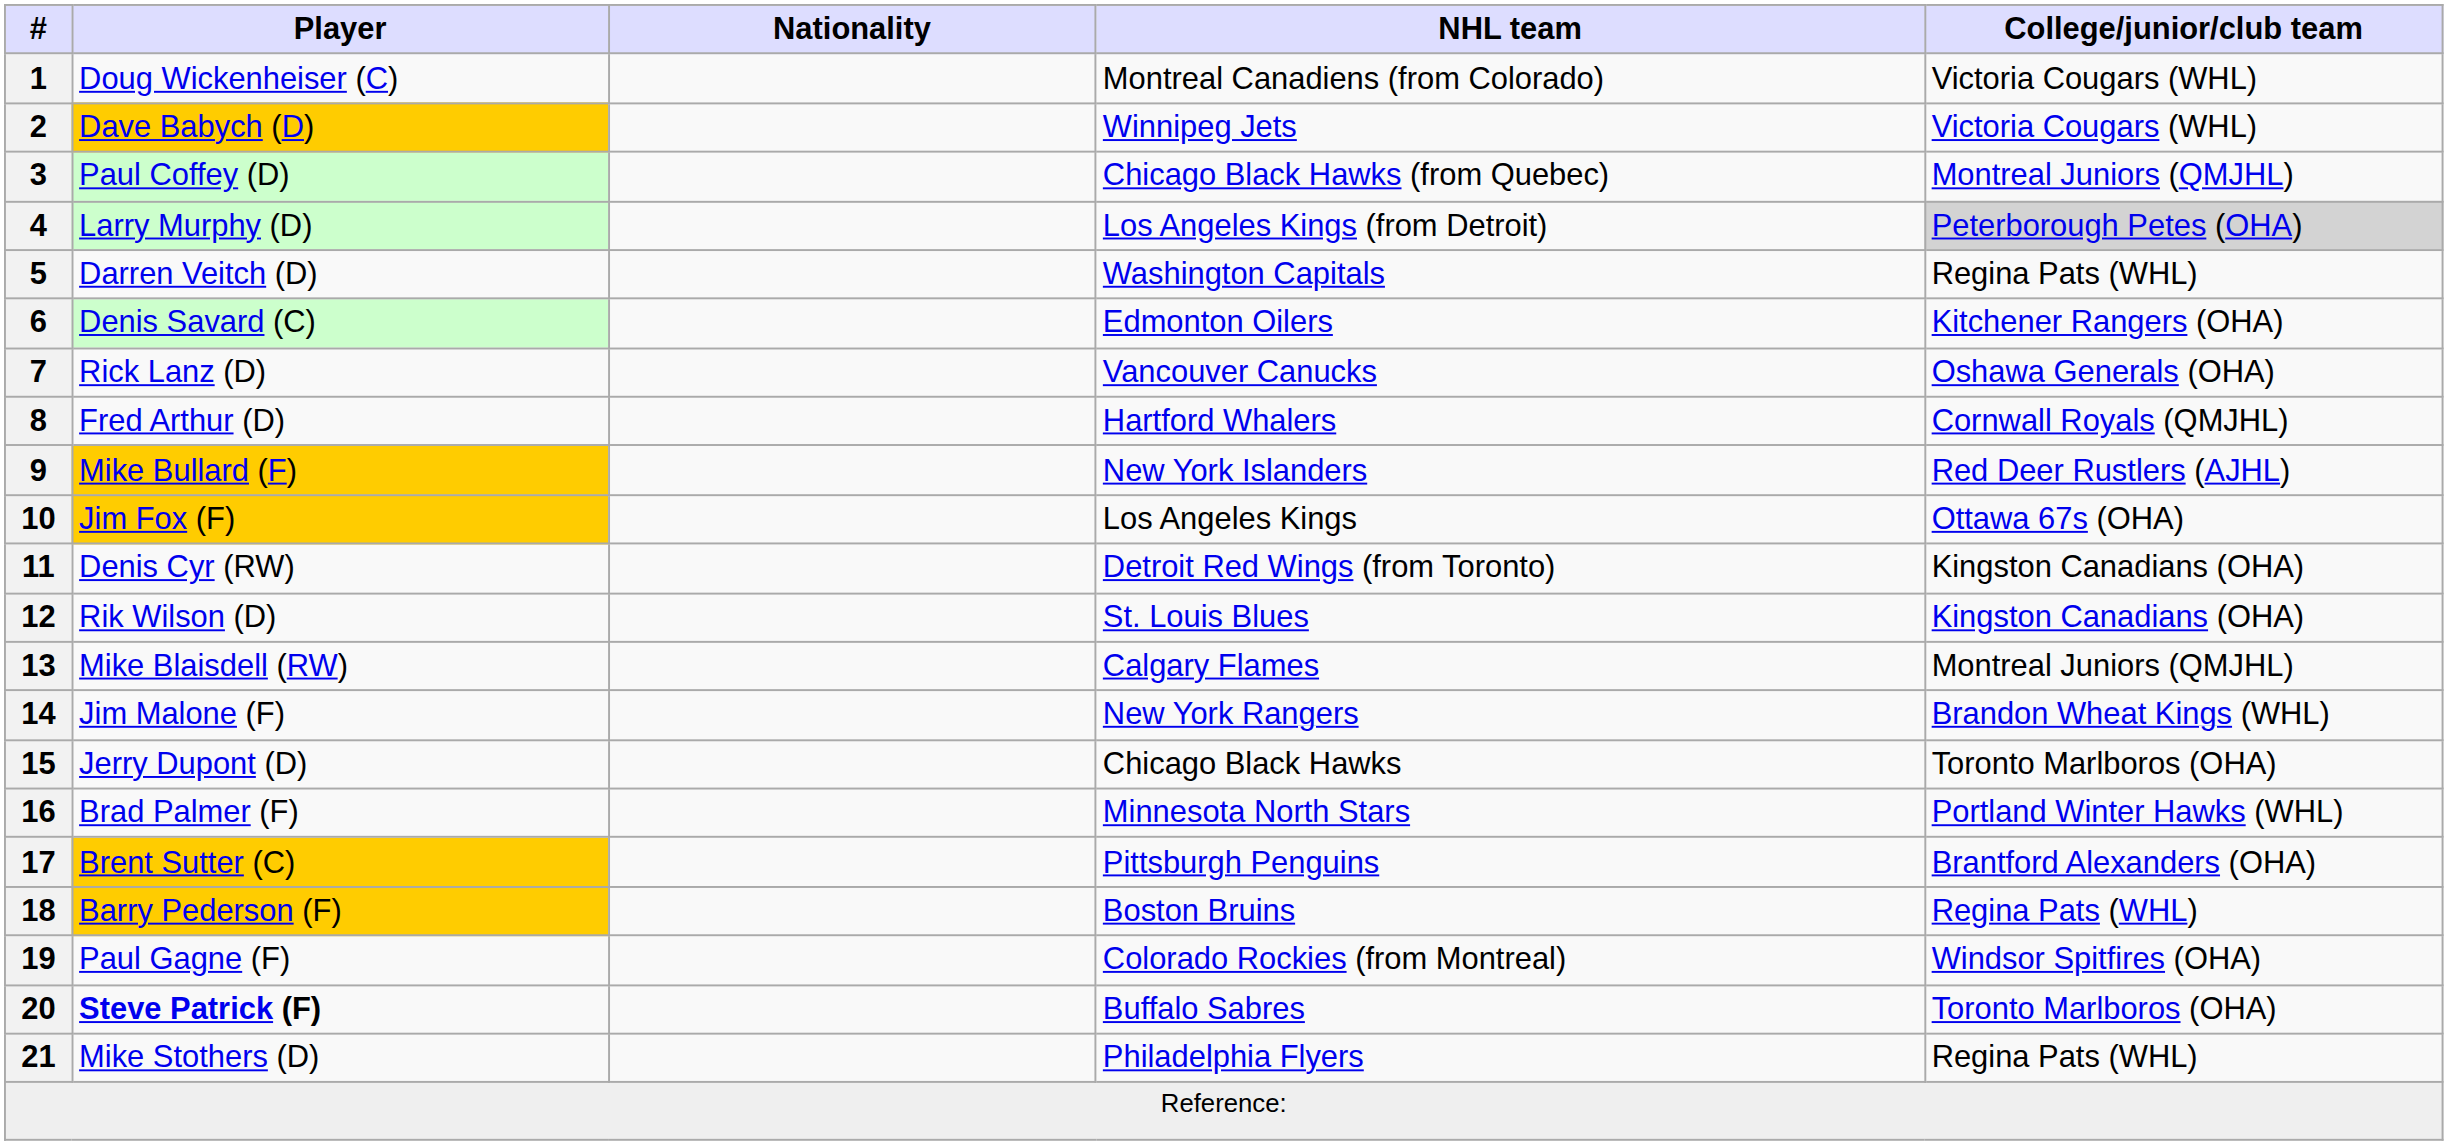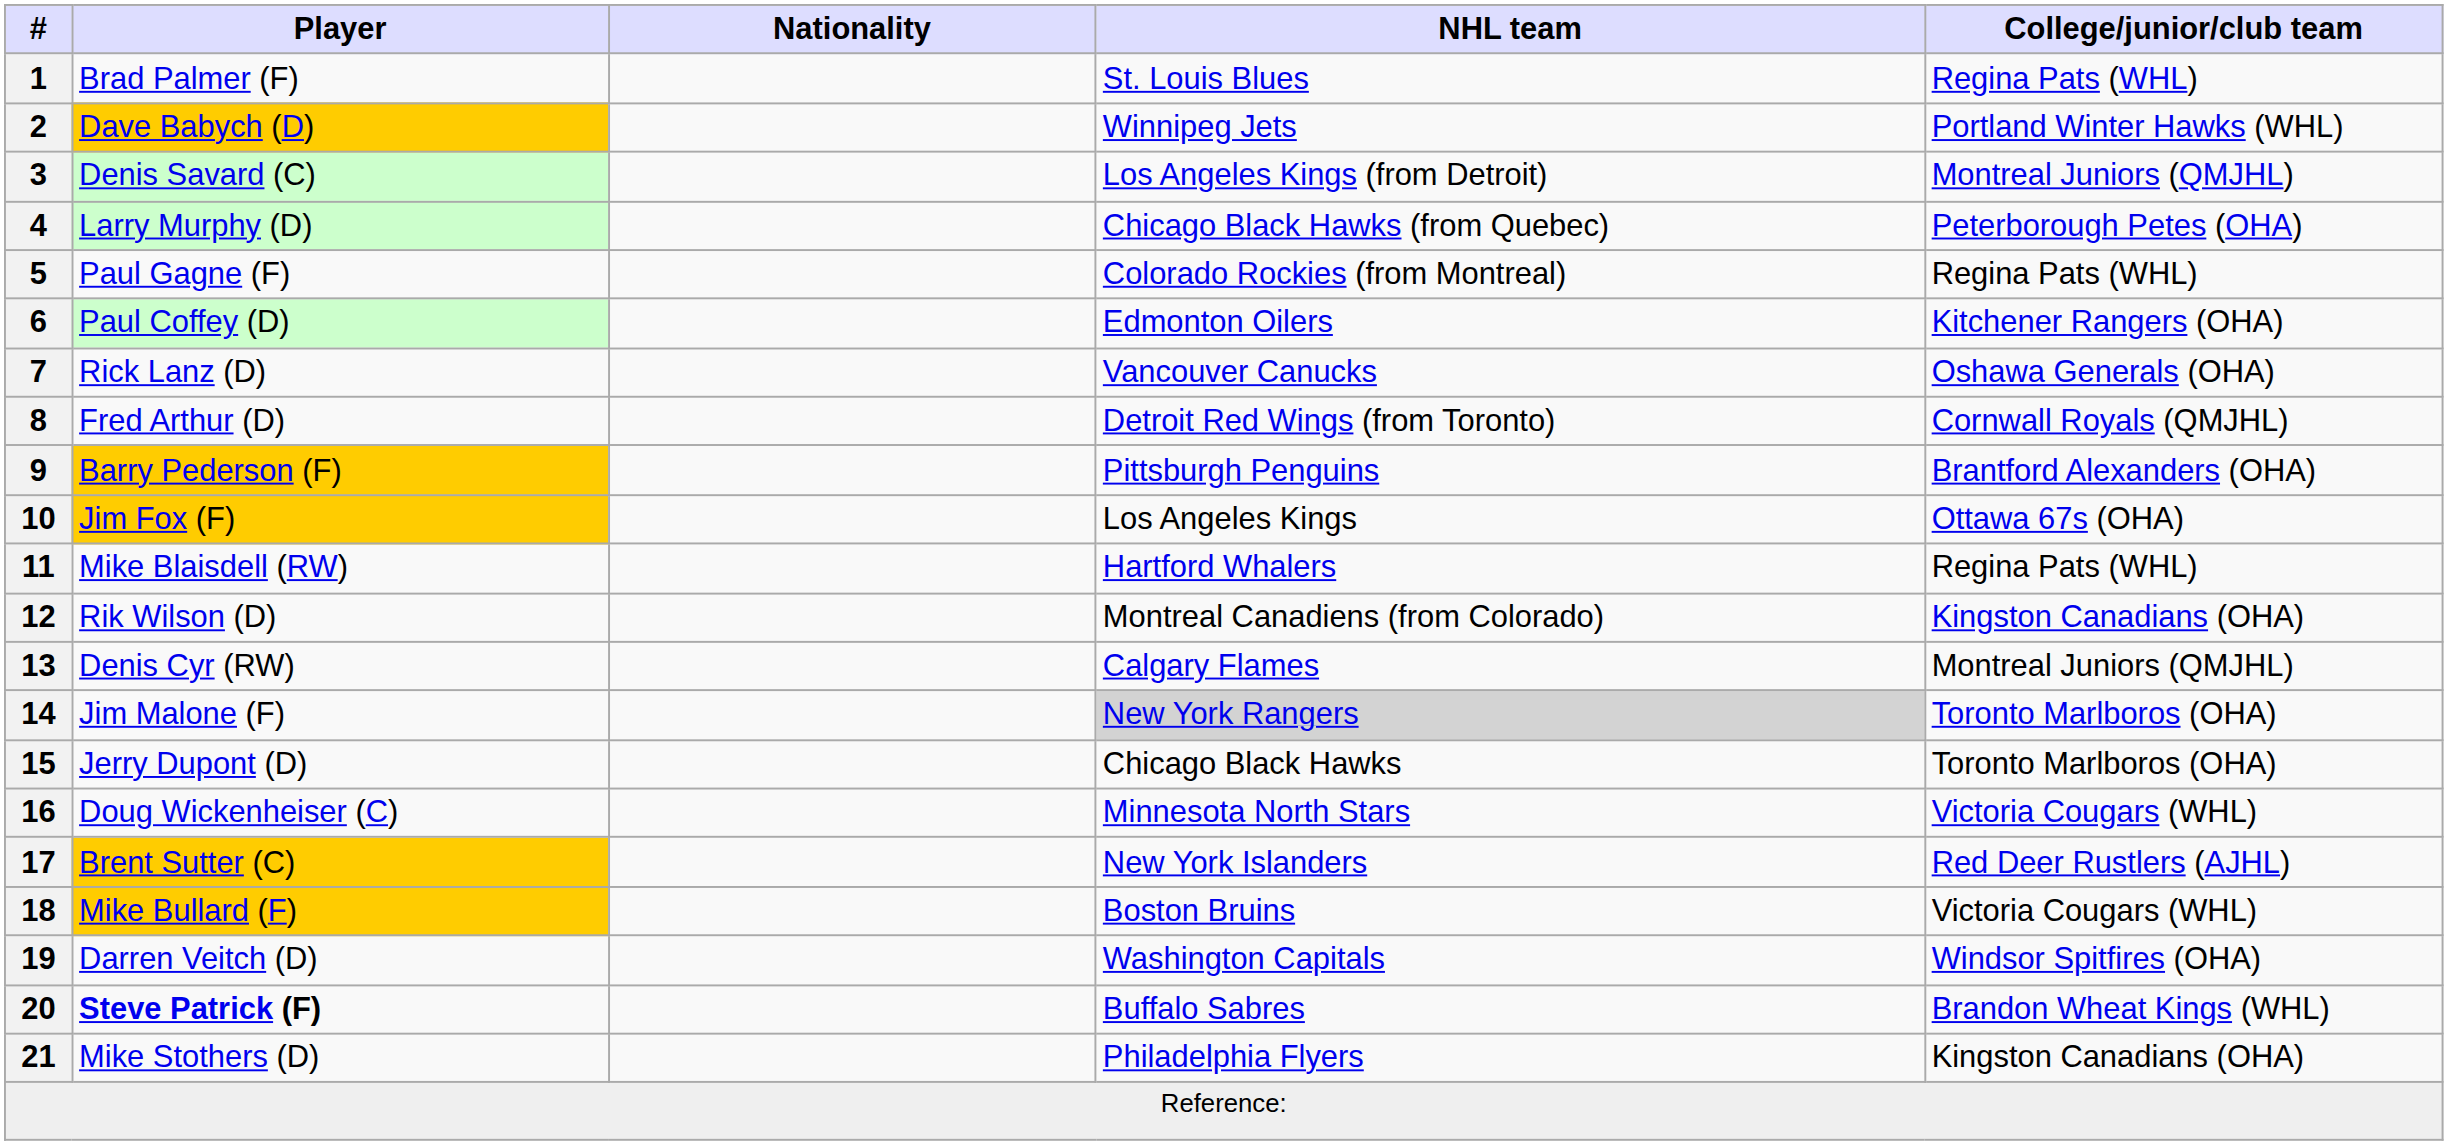(239, 77) Doug Wickenheiser (C) -> (189, 77) Brad Palmer (F)
(1353, 77) Montreal Canadiens (from Colorado) -> (1206, 77) St. Louis Blues
(2094, 77) Victoria Cougars (WHL) -> (2065, 77) Regina Pats (WHL)
(2094, 126) Victoria Cougars (WHL) -> (2138, 126) Portland Winter Hawks (WHL)
(184, 175) Paul Coffey (D) -> (197, 175) Denis Savard (C)
(1356, 175) Chicago Black Hawks (from Quebec) -> (1325, 175) Los Angeles Kings (from Detroit)
(1325, 224) Los Angeles Kings (from Detroit) -> (1356, 224) Chicago Black Hawks (from Quebec)
(2117, 224) lightgrey background -> (2117, 224) no background
(198, 273) Darren Veitch (D) -> (185, 273) Paul Gagne (F)
(1244, 273) Washington Capitals -> (1335, 273) Colorado Rockies (from Montreal)
(197, 322) Denis Savard (C) -> (184, 322) Paul Coffey (D)
(1220, 420) Hartford Whalers -> (1329, 420) Detroit Red Wings (from Toronto)
(188, 469) Mike Bullard (F) -> (210, 469) Barry Pederson (F)
(1235, 469) New York Islanders -> (1241, 469) Pittsburgh Penguins
(2111, 469) Red Deer Rustlers (AJHL) -> (2124, 469) Brantford Alexanders (OHA)
(187, 567) Denis Cyr (RW) -> (214, 567) Mike Blaisdell (RW)
(1329, 567) Detroit Red Wings (from Toronto) -> (1220, 567) Hartford Whalers
(2118, 567) Kingston Canadians (OHA) -> (2065, 567) Regina Pats (WHL)
(1206, 616) St. Louis Blues -> (1353, 616) Montreal Canadiens (from Colorado)
(214, 665) Mike Blaisdell (RW) -> (187, 665) Denis Cyr (RW)
(1231, 714) no background -> (1231, 714) lightgrey background
(2131, 714) Brandon Wheat Kings (WHL) -> (2104, 714) Toronto Marlboros (OHA)
(189, 812) Brad Palmer (F) -> (239, 812) Doug Wickenheiser (C)
(2138, 812) Portland Winter Hawks (WHL) -> (2094, 812) Victoria Cougars (WHL)
(1241, 861) Pittsburgh Penguins -> (1235, 861) New York Islanders
(2124, 861) Brantford Alexanders (OHA) -> (2111, 861) Red Deer Rustlers (AJHL)
(210, 910) Barry Pederson (F) -> (188, 910) Mike Bullard (F)
(2065, 910) Regina Pats (WHL) -> (2094, 910) Victoria Cougars (WHL)
(185, 959) Paul Gagne (F) -> (198, 959) Darren Veitch (D)
(1335, 959) Colorado Rockies (from Montreal) -> (1244, 959) Washington Capitals
(2104, 1008) Toronto Marlboros (OHA) -> (2131, 1008) Brandon Wheat Kings (WHL)
(2065, 1057) Regina Pats (WHL) -> (2118, 1057) Kingston Canadians (OHA)
